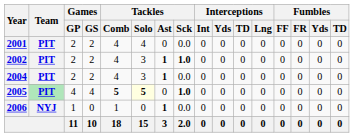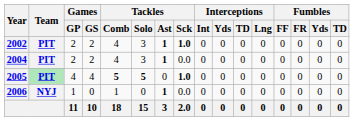- row: (17, 44)
(143, 92) lightyellow background -> (143, 76) no background
